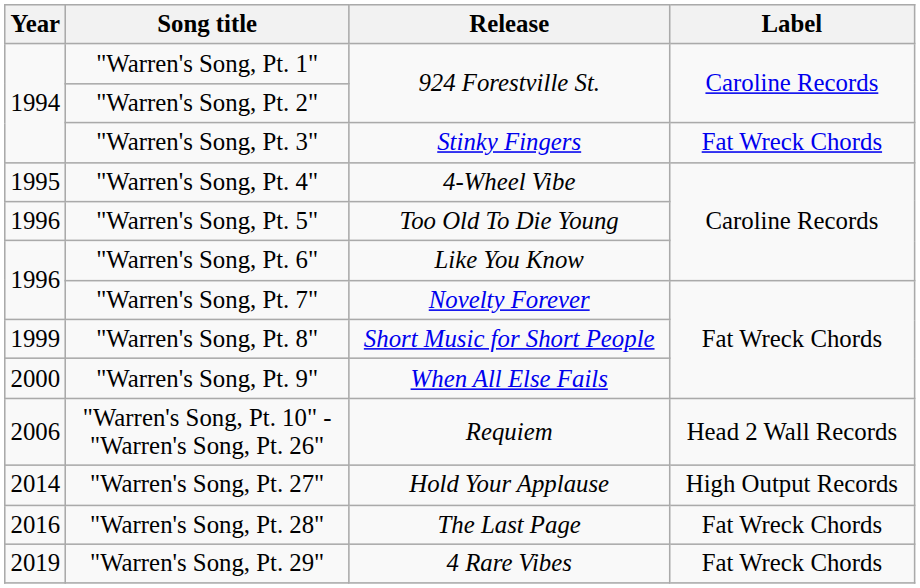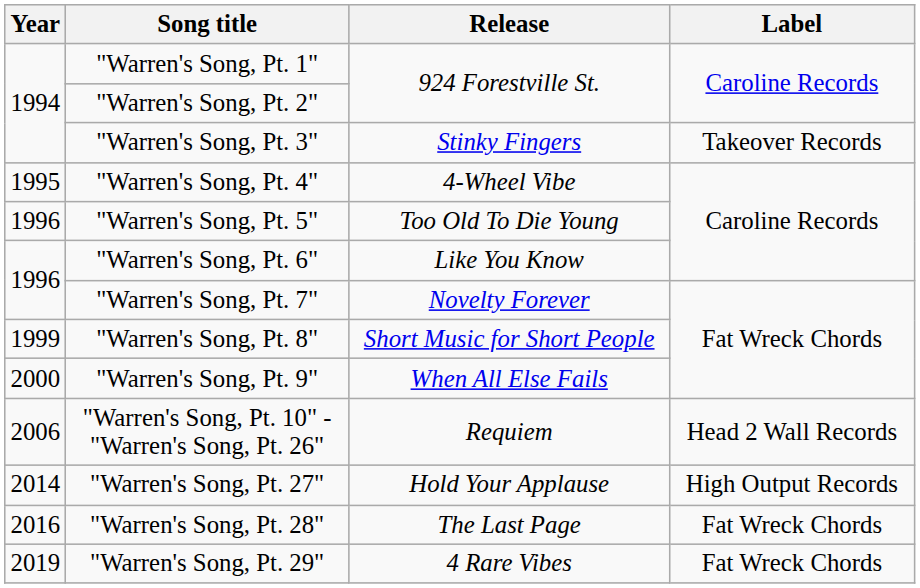(792, 142) Fat Wreck Chords -> (792, 142) Takeover Records
